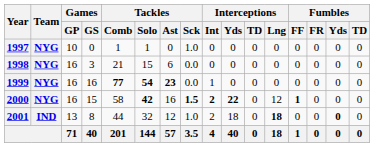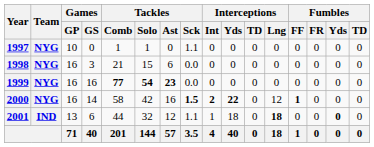(191, 47) 1.0 -> (191, 47) 1.1
(212, 82) 1 -> (212, 82) 0
(92, 99) 15 -> (92, 99) 14
(147, 99) bold -> (147, 99) normal
(92, 116) 8 -> (92, 116) 6
(191, 116) 1.0 -> (191, 116) 1.1
(212, 116) 2 -> (212, 116) 1
